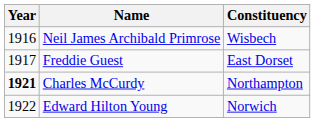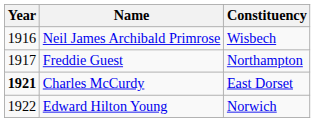(260, 60) East Dorset -> (265, 60) Northampton
(265, 83) Northampton -> (260, 83) East Dorset
